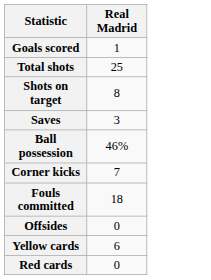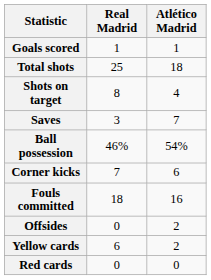+ column: (176, 21)
